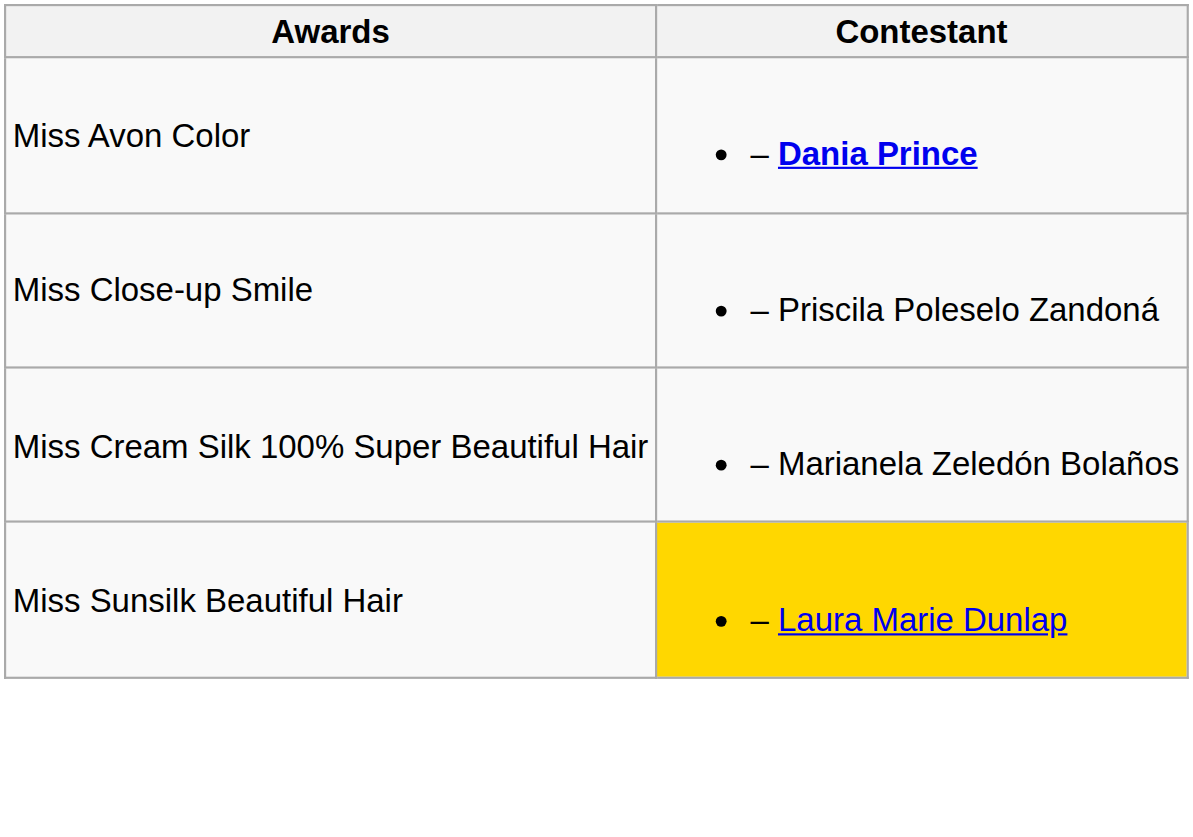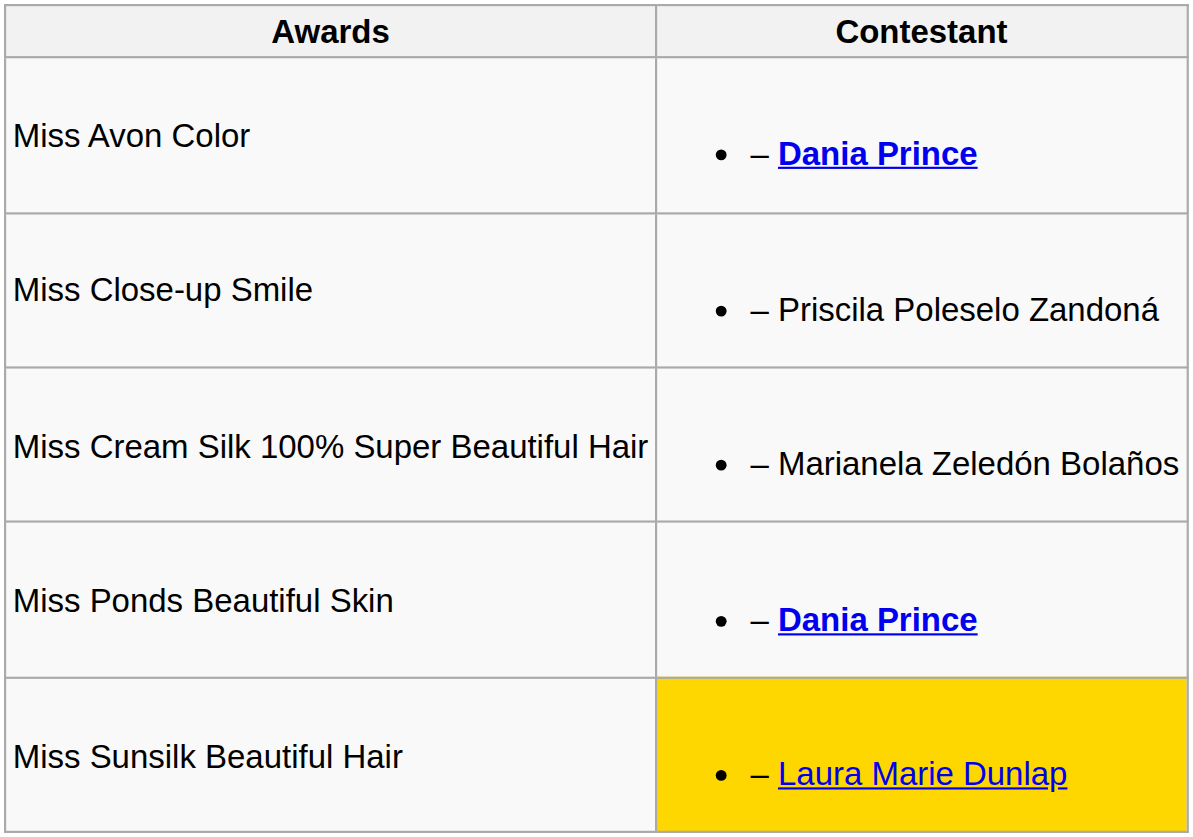+ row: (203, 600)
